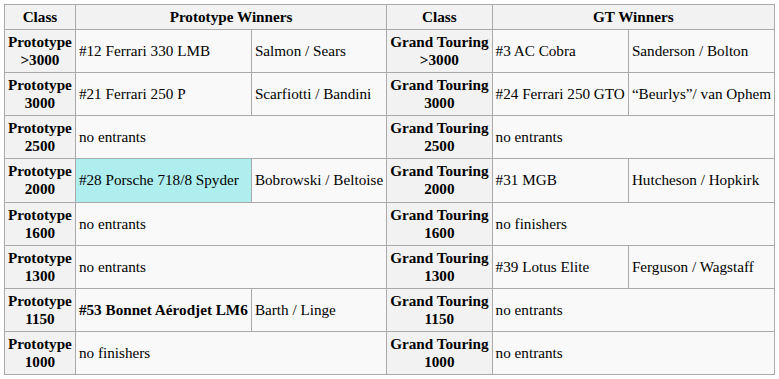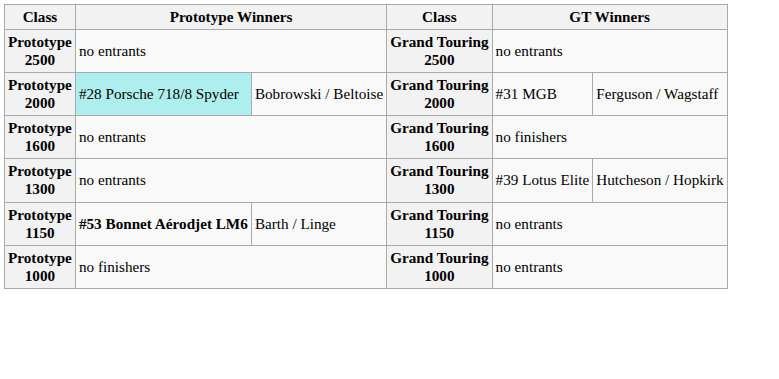- row: (40, 51)
- row: (40, 94)
(696, 180) Hutcheson / Hopkirk -> (657, 94) Ferguson / Wagstaff
(693, 266) Ferguson / Wagstaff -> (660, 180) Hutcheson / Hopkirk
